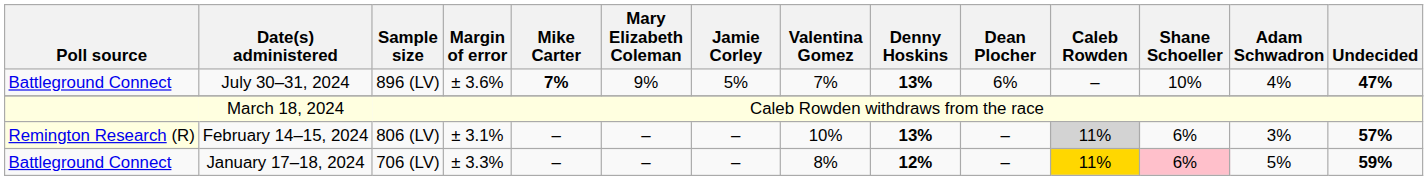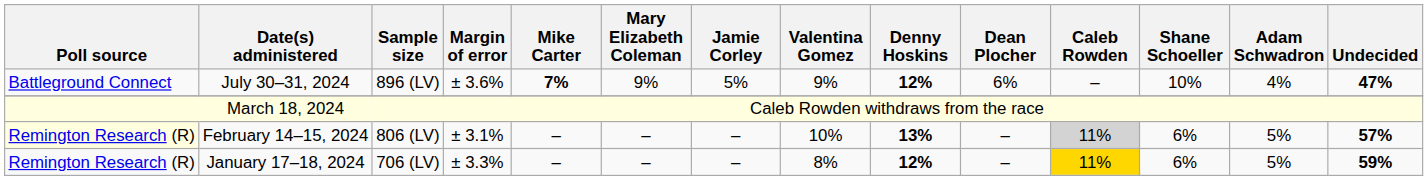(826, 82) 7% -> (826, 82) 9%
(915, 82) 13% -> (915, 82) 12%
(1279, 136) 3% -> (1279, 136) 5%
(90, 162) Battleground Connect -> (102, 162) Remington Research (R)
(1185, 162) pink background -> (1185, 162) no background
